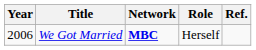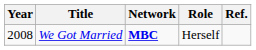(20, 34) 2006 -> (20, 34) 2008
